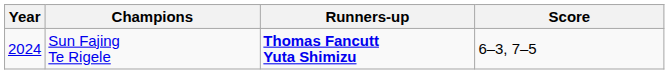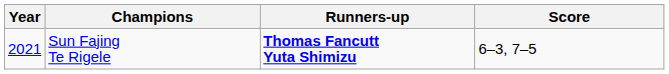(25, 49) 2024 -> (25, 49) 2021
